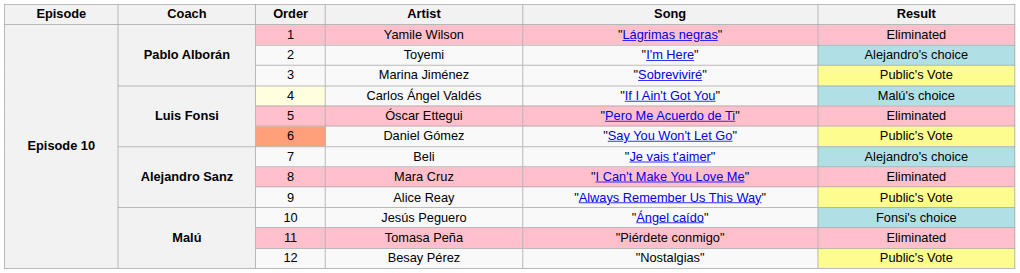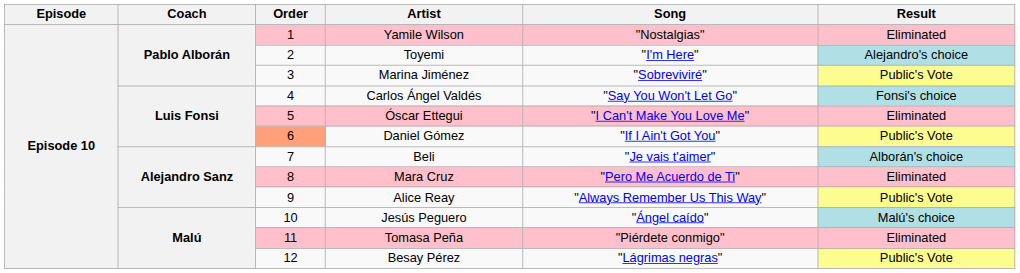(670, 34) "Lágrimas negras" -> (670, 34) "Nostalgias"
(291, 95) lightyellow background -> (291, 95) no background
(670, 95) "If I Ain't Got You" -> (670, 95) "Say You Won't Let Go"
(916, 95) Malú's choice -> (916, 95) Fonsi's choice
(670, 116) "Pero Me Acuerdo de Ti" -> (670, 116) "I Can't Make You Love Me"
(670, 136) "Say You Won't Let Go" -> (670, 136) "If I Ain't Got You"
(916, 156) Alejandro's choice -> (916, 156) Alborán's choice
(670, 177) "I Can't Make You Love Me" -> (670, 177) "Pero Me Acuerdo de Ti"
(916, 217) Fonsi's choice -> (916, 217) Malú's choice
(670, 258) "Nostalgias" -> (670, 258) "Lágrimas negras"
